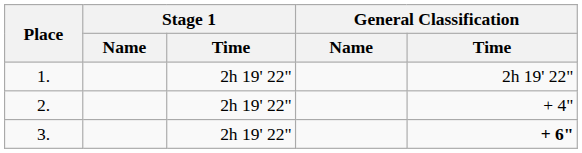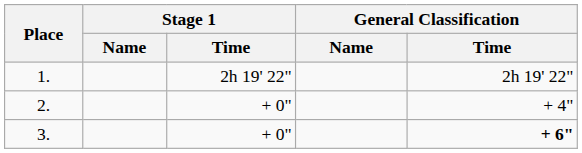(256, 105) 2h 19' 22" -> (276, 105) + 0"
(256, 134) 2h 19' 22" -> (276, 134) + 0"
